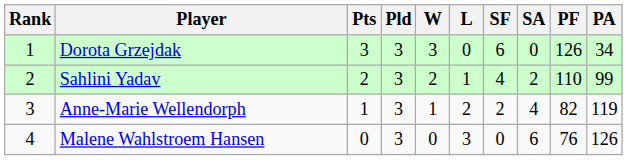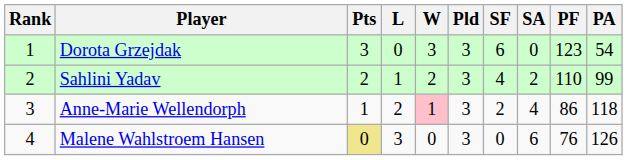columns swapped: (399, 19) <-> (466, 19)
(569, 49) 126 -> (569, 49) 123
(604, 49) 34 -> (604, 49) 54
(433, 109) no background -> (432, 109) pink background
(569, 109) 82 -> (569, 109) 86
(604, 109) 119 -> (604, 109) 118
(364, 139) no background -> (364, 139) khaki background
